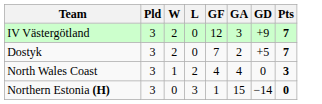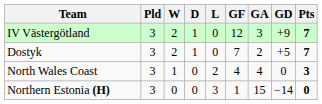+ column: (195, 14)
